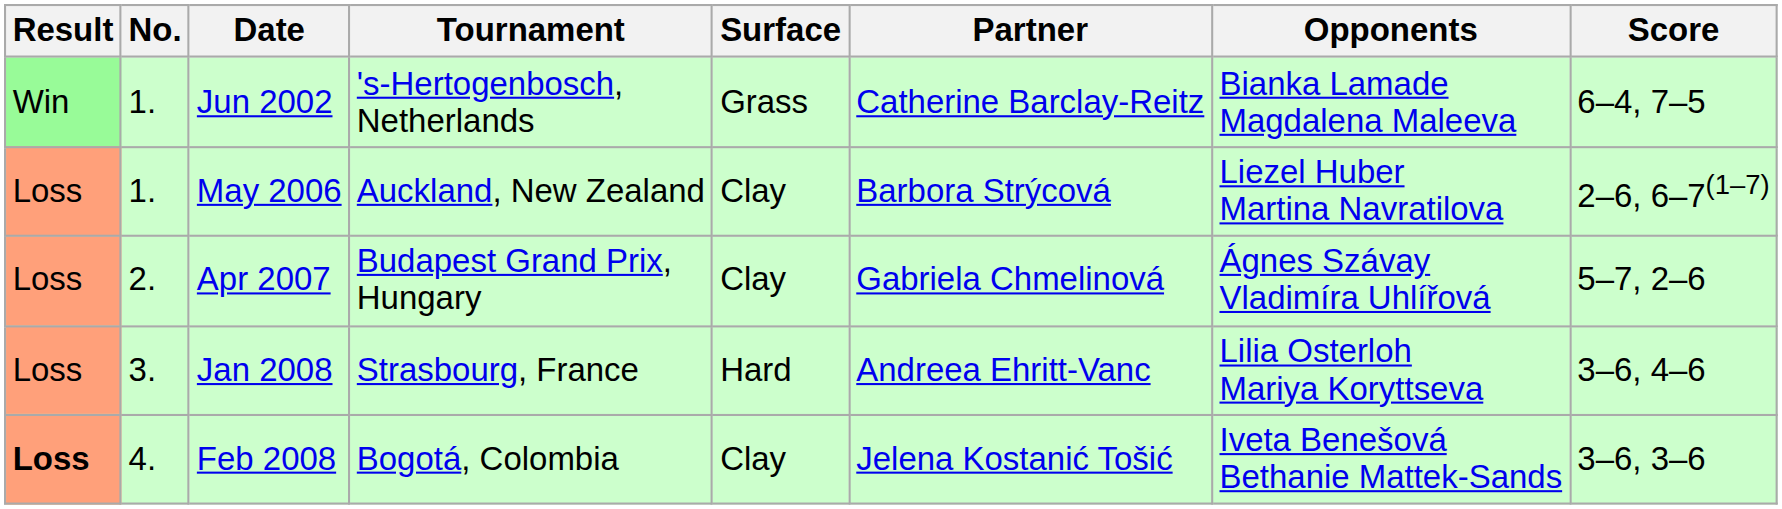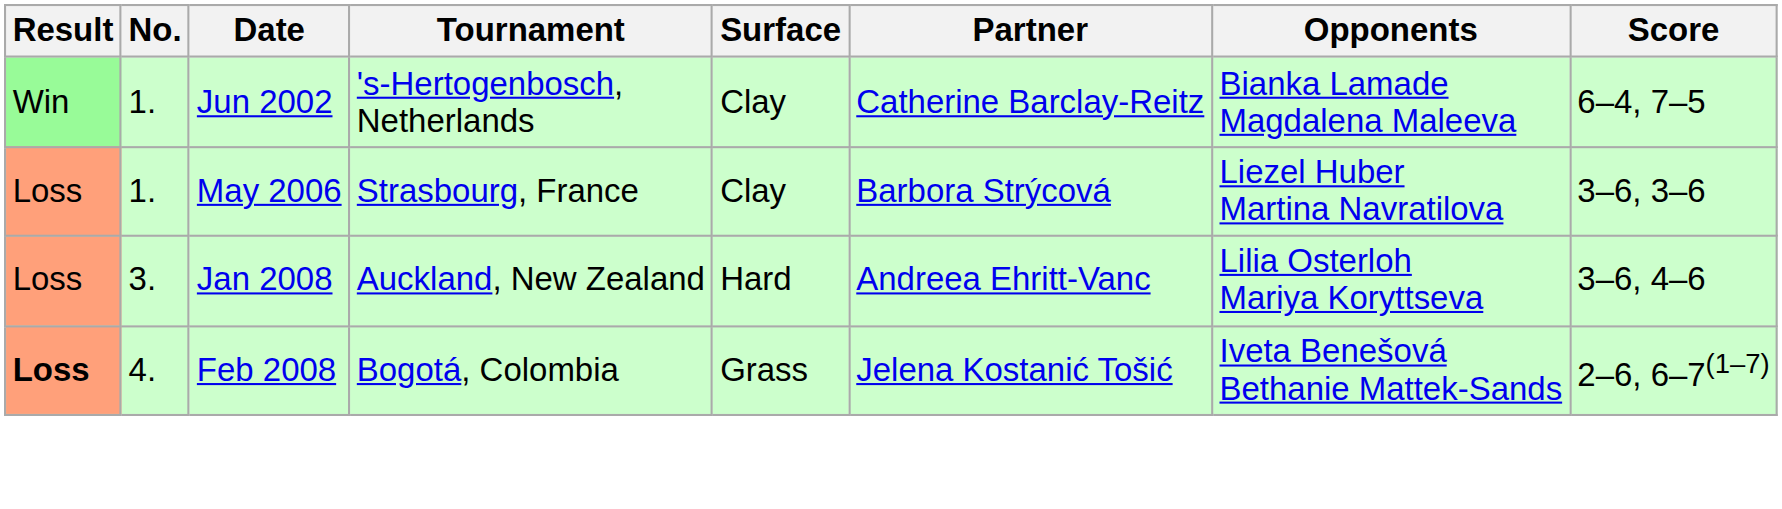(764, 101) Grass -> (753, 101) Clay
(531, 190) Auckland, New Zealand -> (498, 190) Strasbourg, France
(1674, 190) 2–6, 6–7(1–7) -> (1641, 190) 3–6, 3–6
- row: (264, 280)
(498, 369) Strasbourg, France -> (531, 280) Auckland, New Zealand
(753, 458) Clay -> (764, 369) Grass
(1641, 458) 3–6, 3–6 -> (1674, 369) 2–6, 6–7(1–7)
